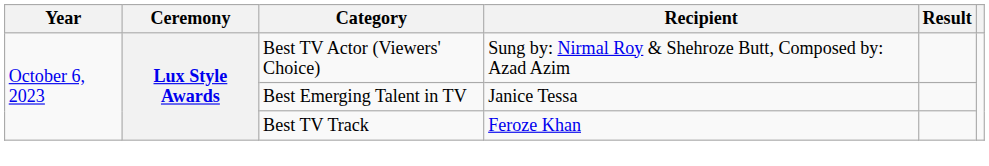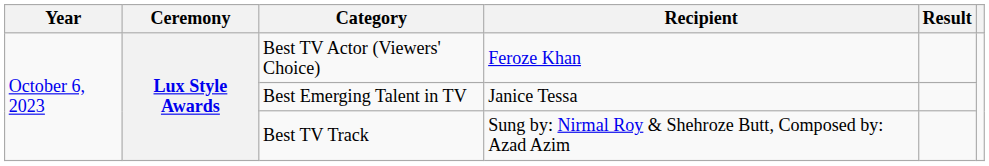(686, 57) Sung by: Nirmal Roy & Shehroze Butt, Composed by: Azad Azim -> (535, 57) Feroze Khan
(535, 125) Feroze Khan -> (686, 135) Sung by: Nirmal Roy & Shehroze Butt, Composed by: Azad Azim
